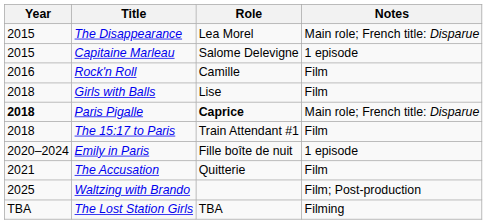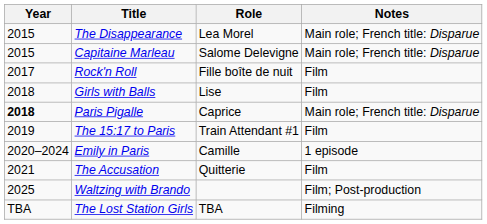(331, 53) 1 episode -> (392, 53) Main role; French title: Disparue
(21, 72) 2016 -> (21, 72) 2017
(219, 72) Camille -> (246, 72) Fille boîte de nuit
(221, 111) bold -> (220, 111) normal
(21, 131) 2018 -> (21, 131) 2019
(246, 151) Fille boîte de nuit -> (219, 151) Camille
